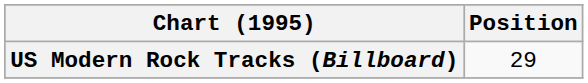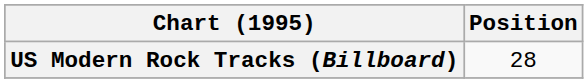(523, 60) 29 -> (523, 60) 28
